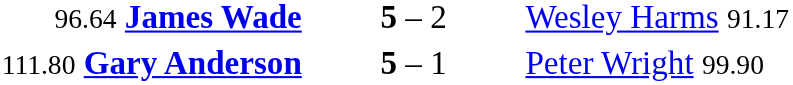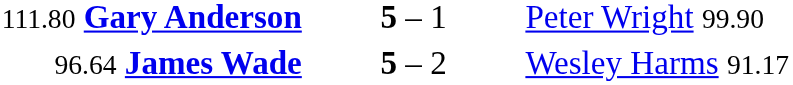rows swapped: (178, 17) <-> (152, 63)
